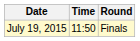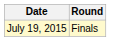- column: (83, 12)
